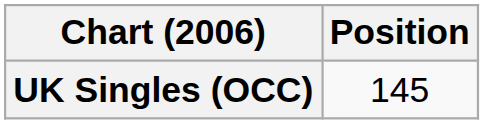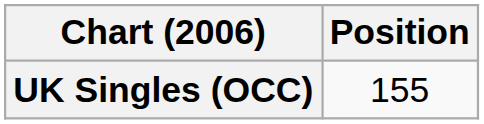(400, 88) 145 -> (400, 88) 155
